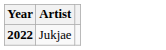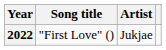+ column: (76, 14)
